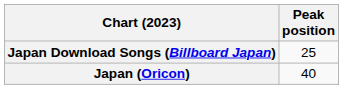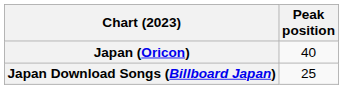rows swapped: (142, 73) <-> (142, 52)
